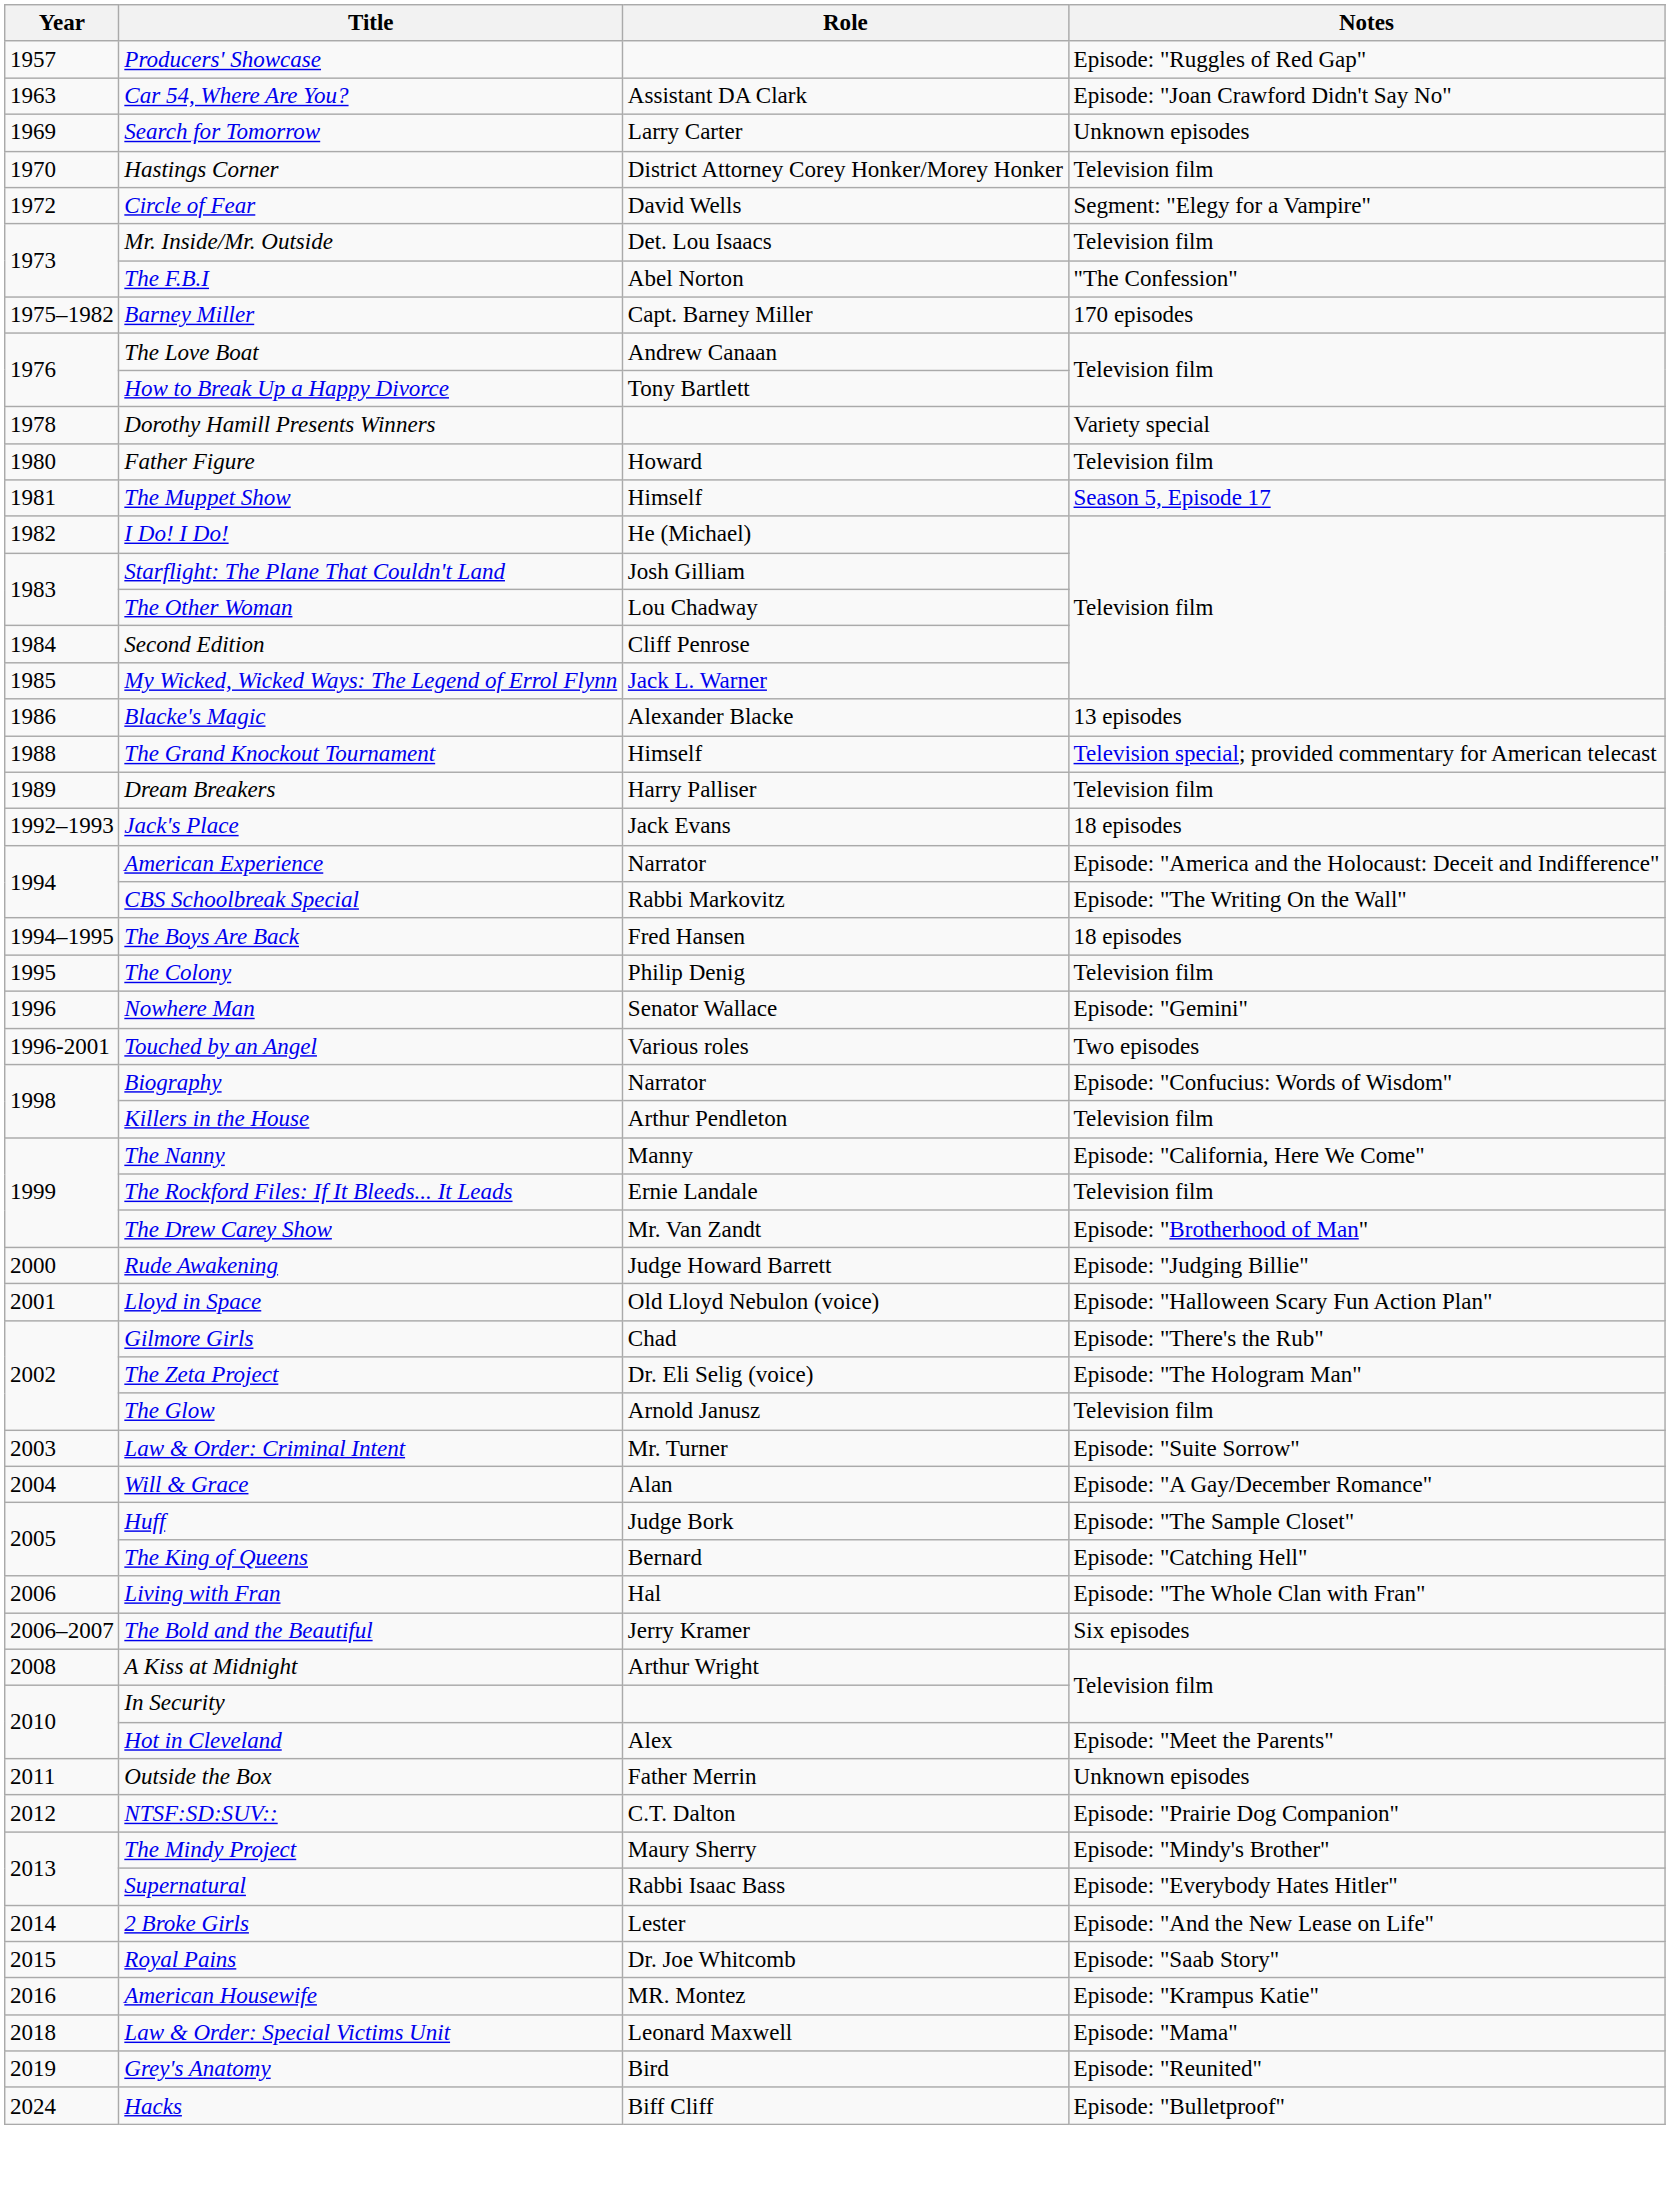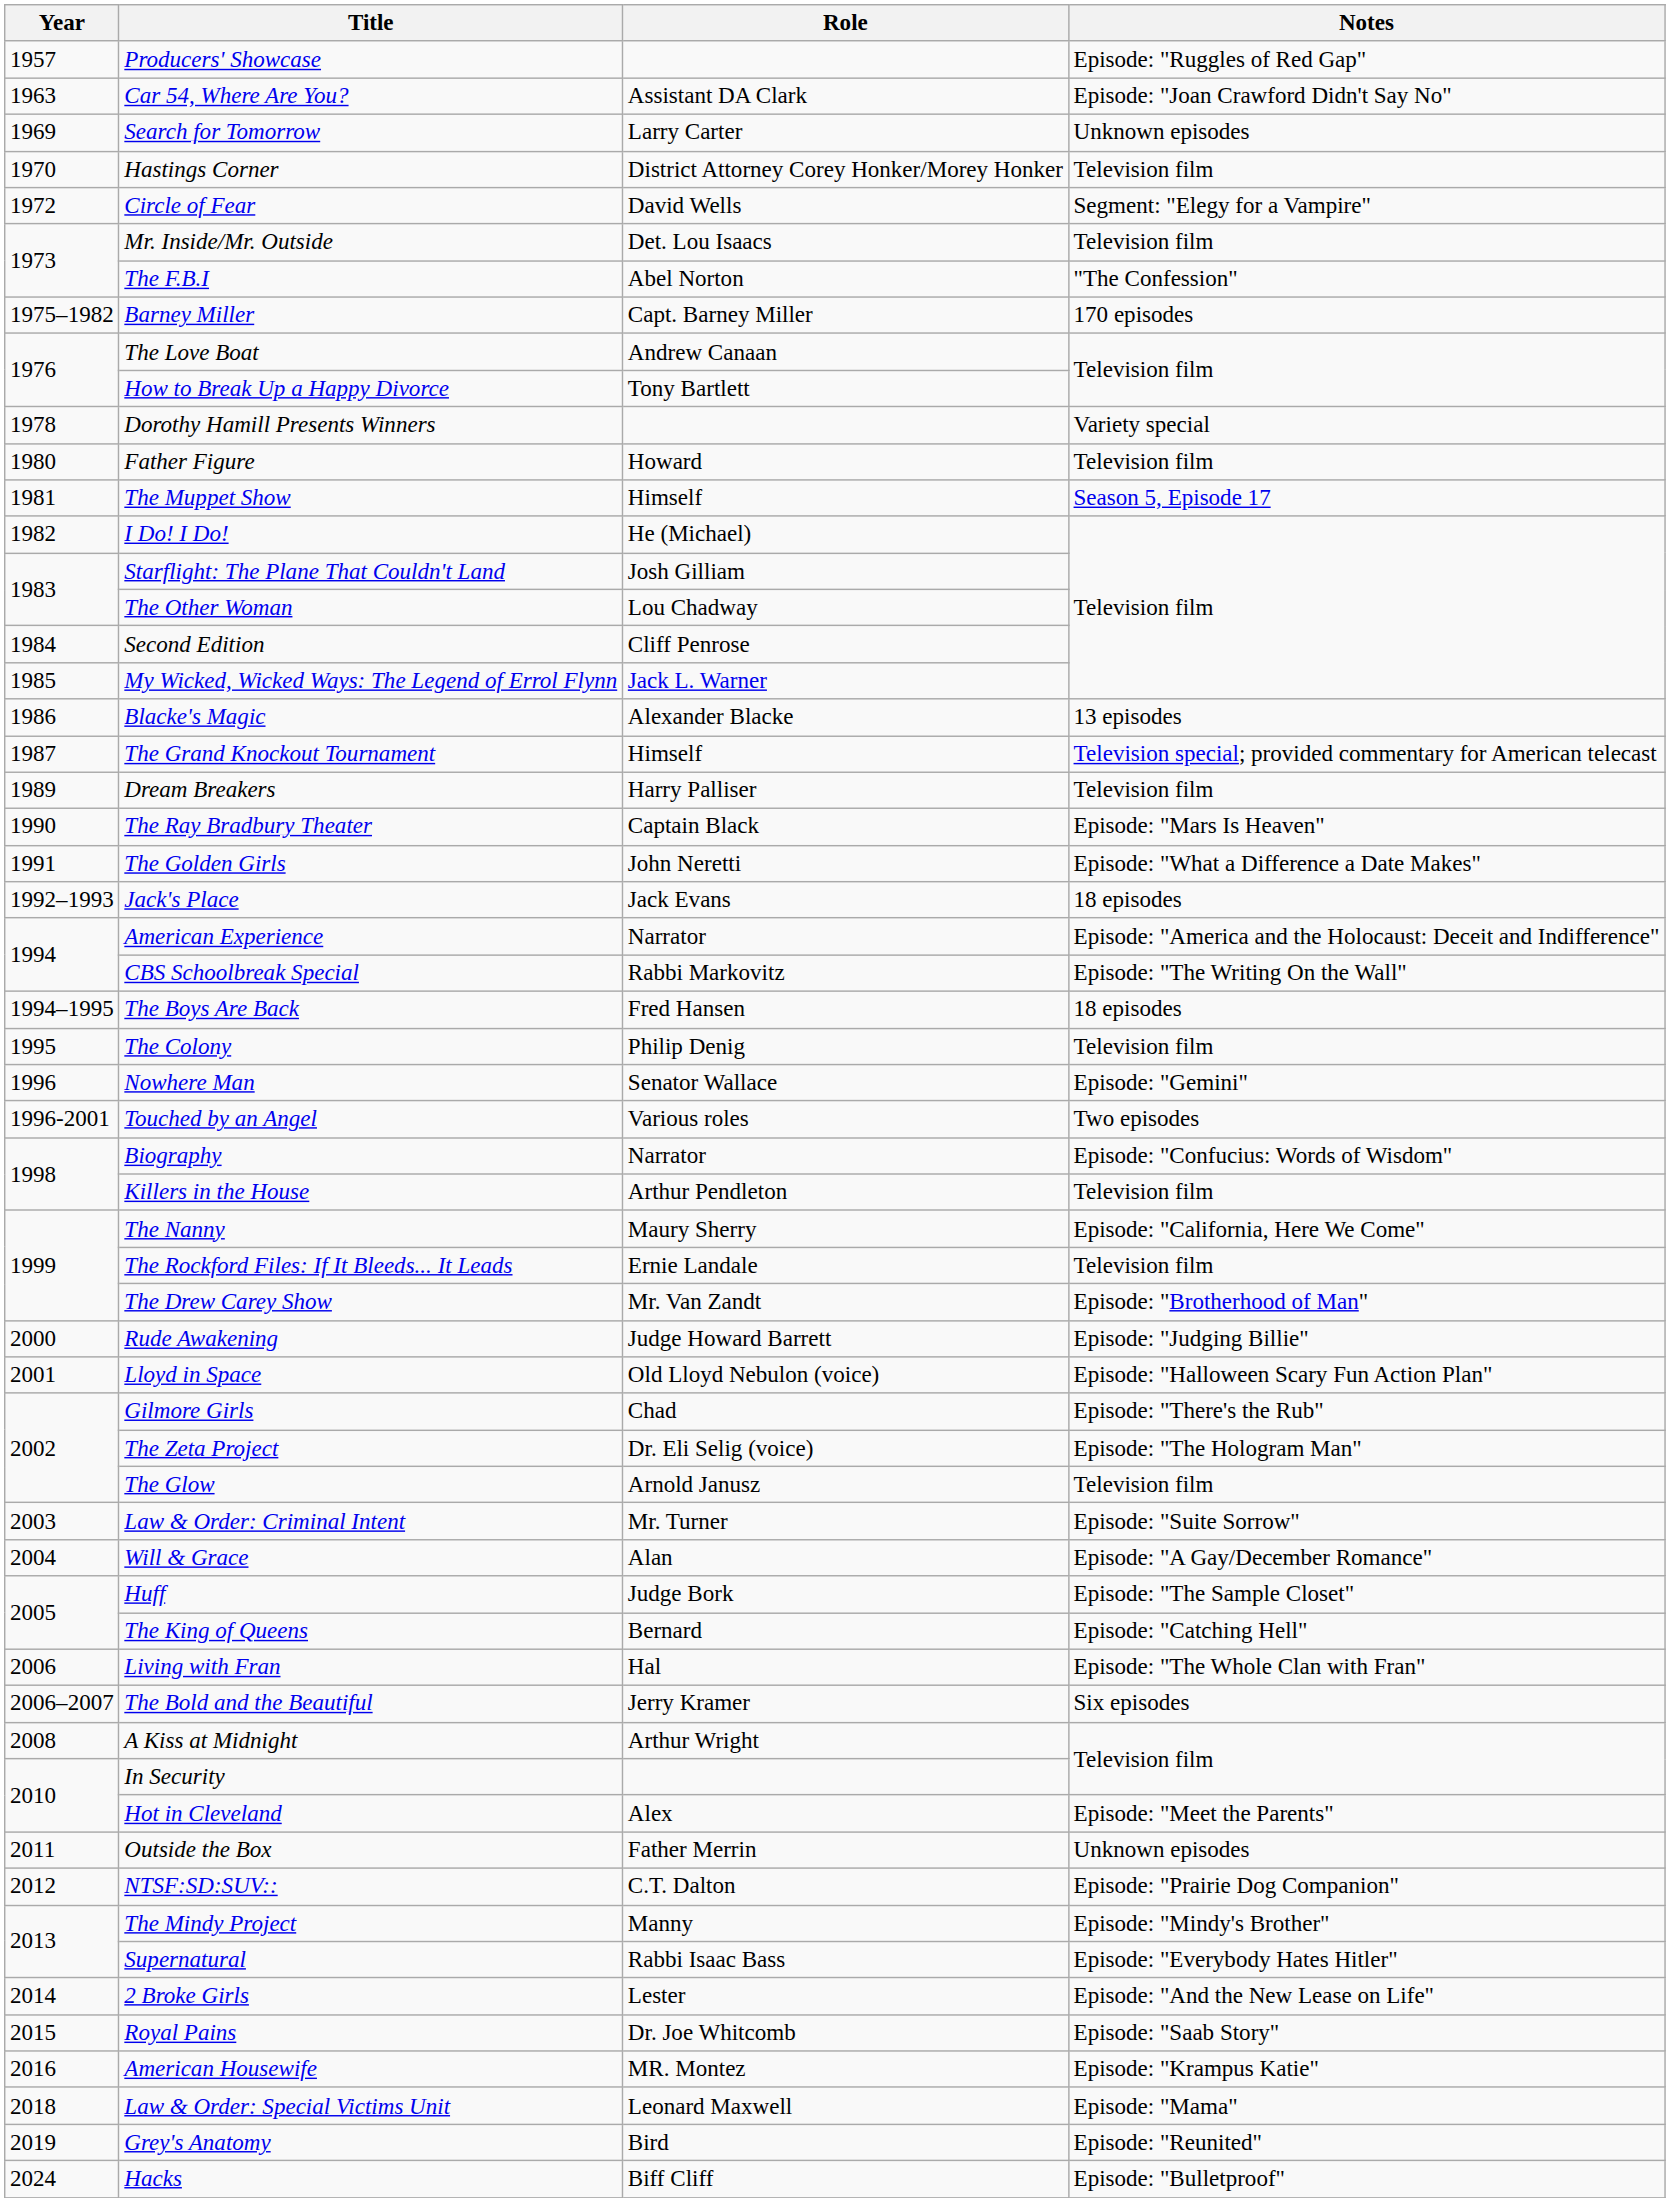(33, 753) 1988 -> (33, 753) 1987
+ row: (248, 826)
+ row: (205, 863)
(660, 1155) Manny -> (692, 1228) Maury Sherry
(692, 1849) Maury Sherry -> (660, 1922) Manny
